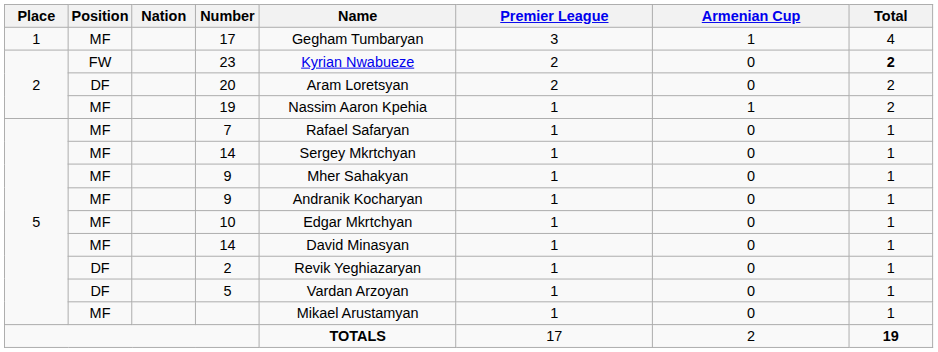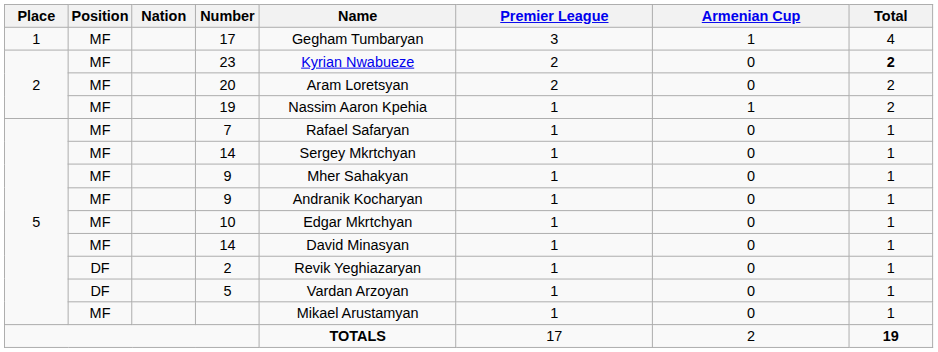(100, 62) FW -> (100, 62) MF
(100, 85) DF -> (100, 85) MF
